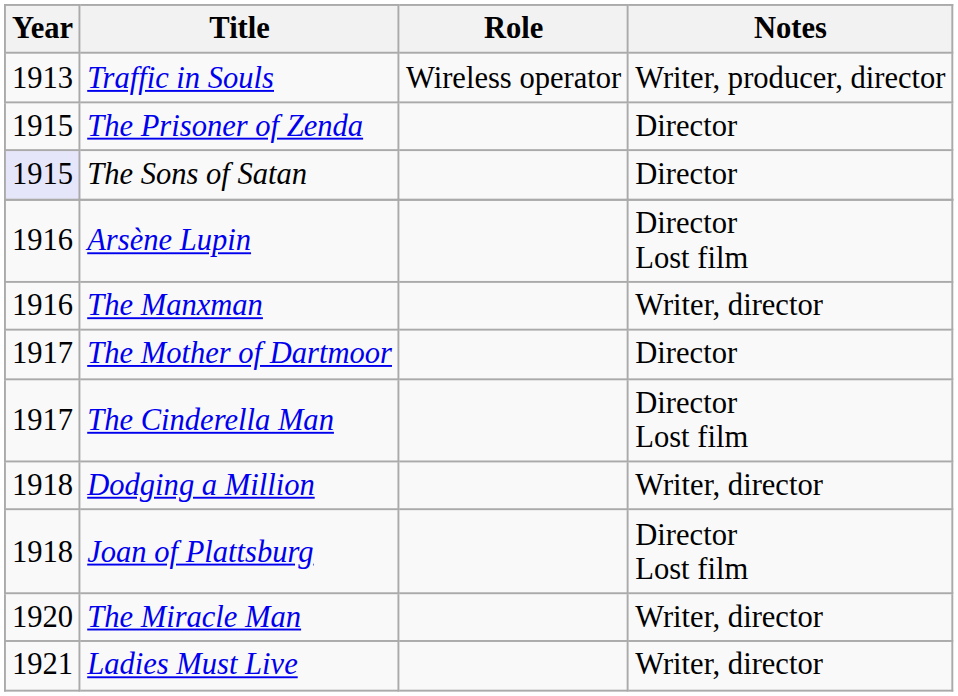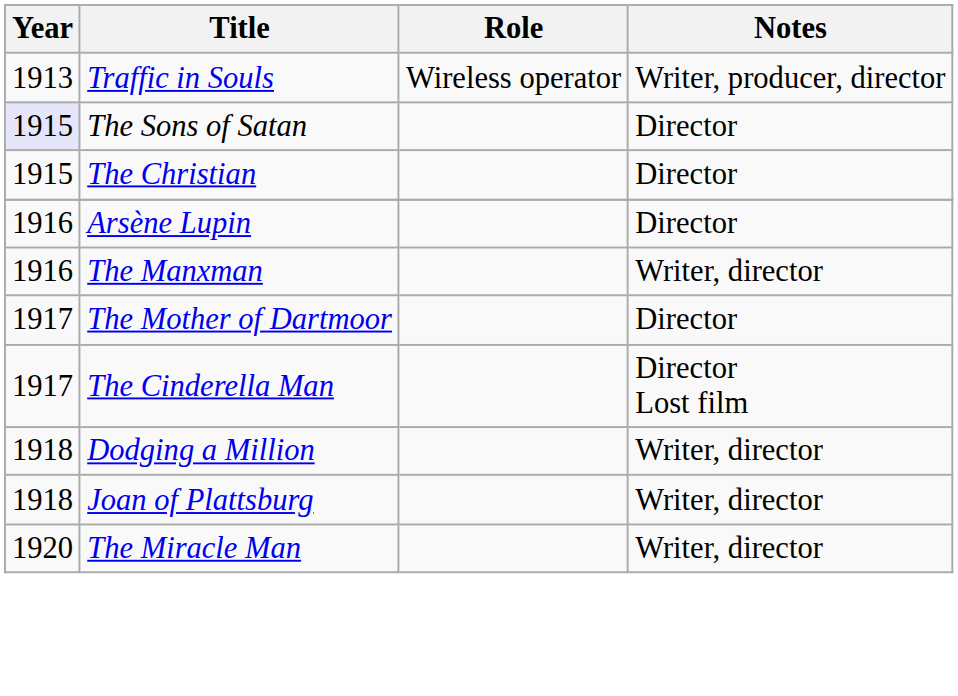- row: (225, 125)
+ row: (172, 174)
(692, 239) Director Lost film -> (686, 222) Director
(692, 550) Director Lost film -> (729, 499) Writer, director
- row: (192, 665)
